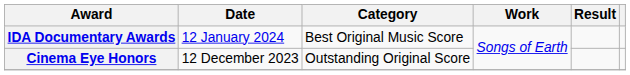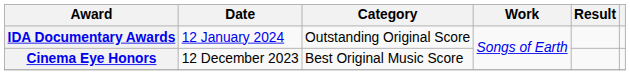(384, 37) Best Original Music Score -> (388, 37) Outstanding Original Score
(388, 59) Outstanding Original Score -> (384, 59) Best Original Music Score
